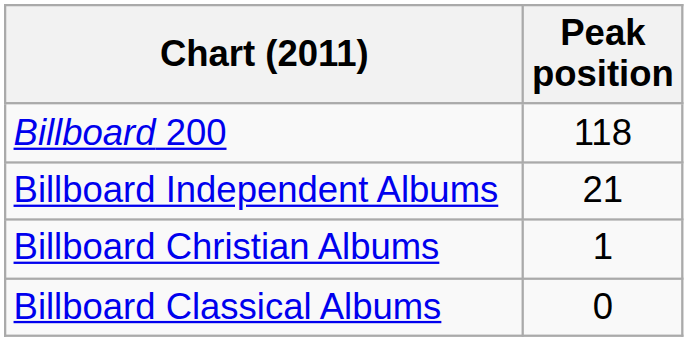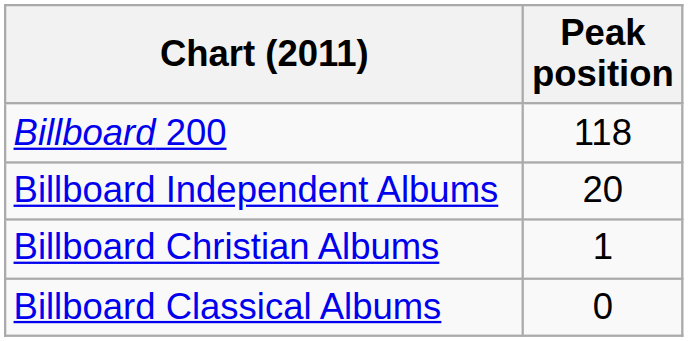(603, 190) 21 -> (603, 190) 20
